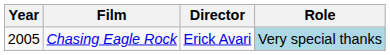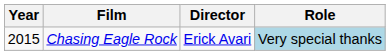(24, 38) 2005 -> (24, 38) 2015
